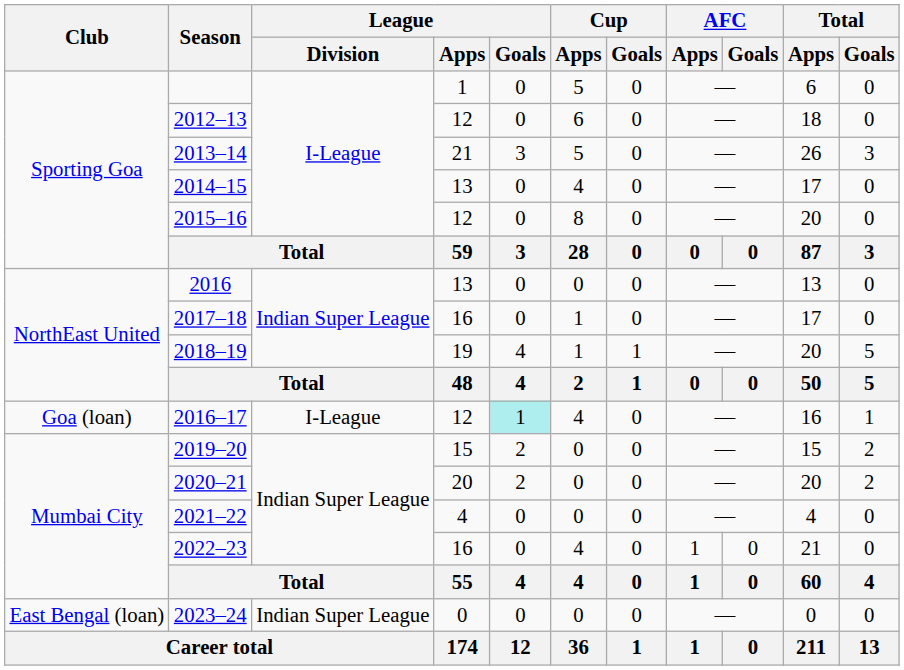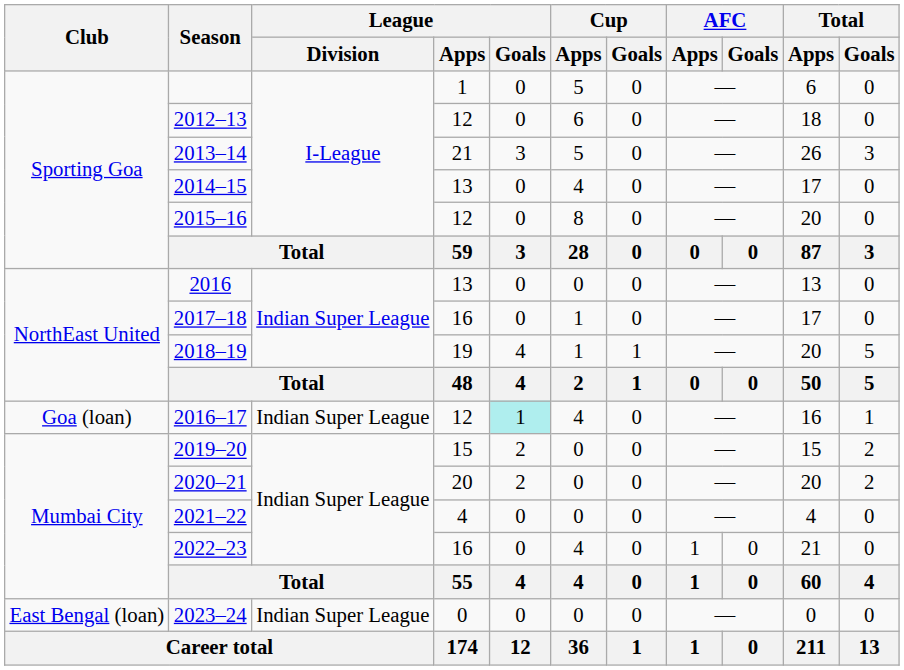(343, 416) I-League -> (343, 416) Indian Super League
